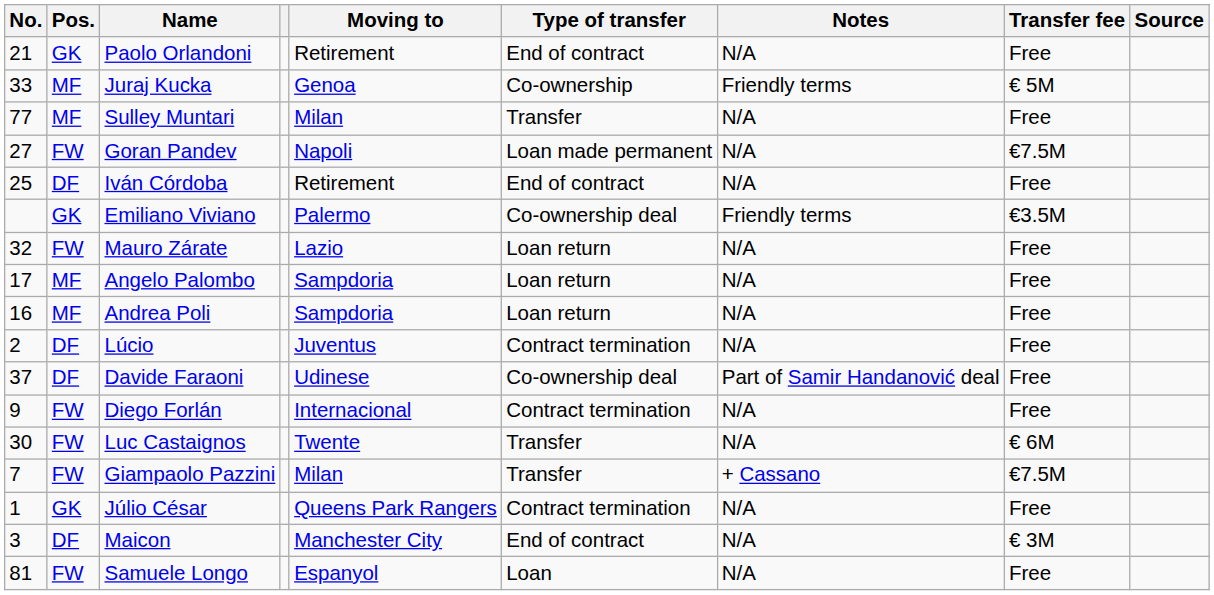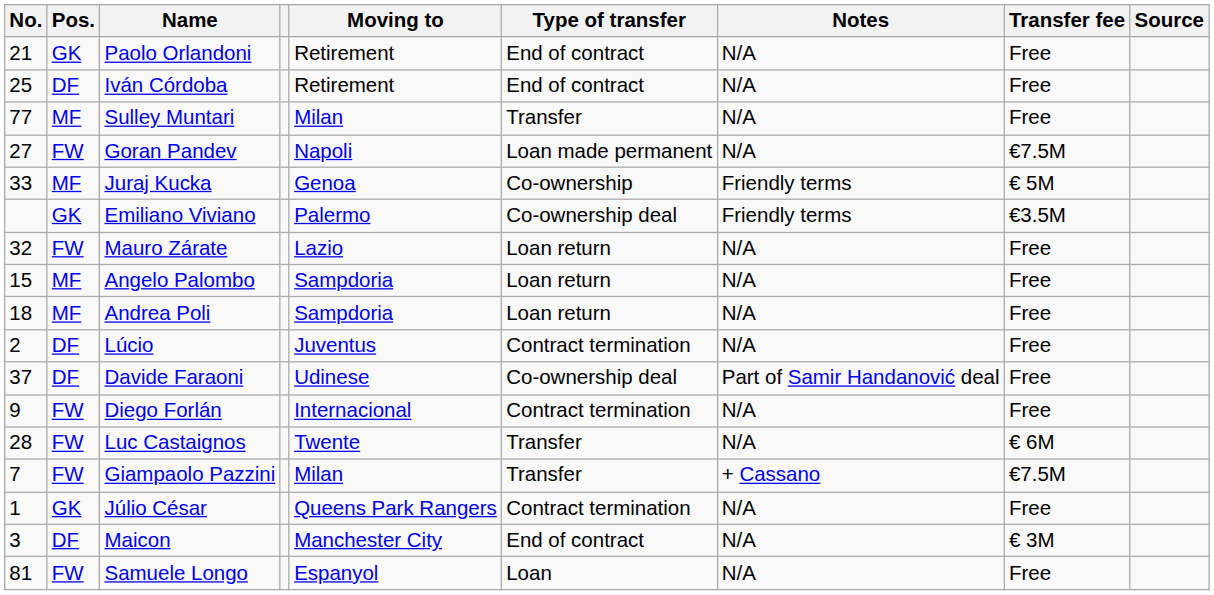rows swapped: (166, 183) <-> (158, 85)
(21, 280) 17 -> (21, 280) 15
(21, 313) 16 -> (21, 313) 18
(21, 442) 30 -> (21, 442) 28
